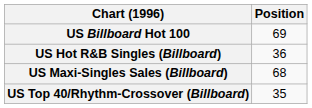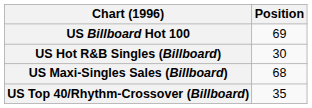(279, 53) 36 -> (279, 53) 30
